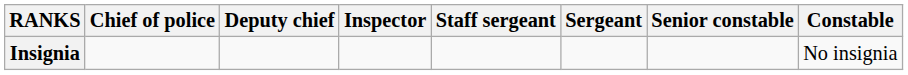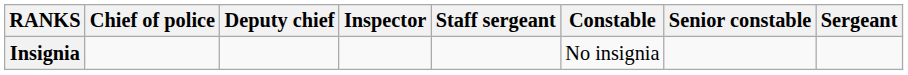columns swapped: (604, 20) <-> (850, 20)
